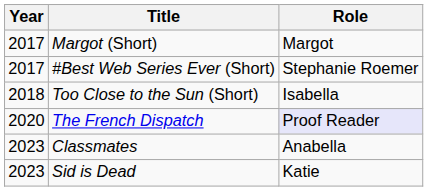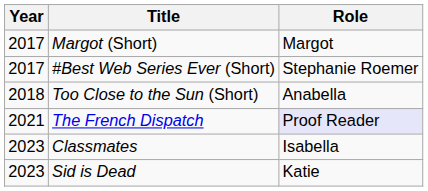(311, 95) Isabella -> (314, 95) Anabella
(26, 120) 2020 -> (26, 120) 2021
(314, 146) Anabella -> (311, 146) Isabella
